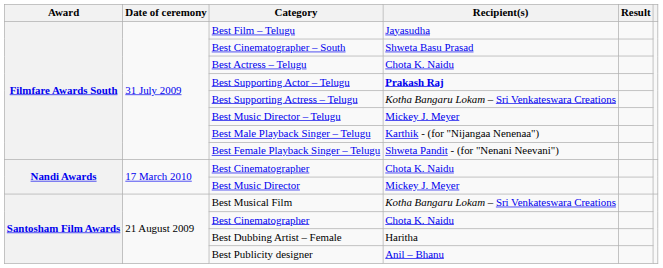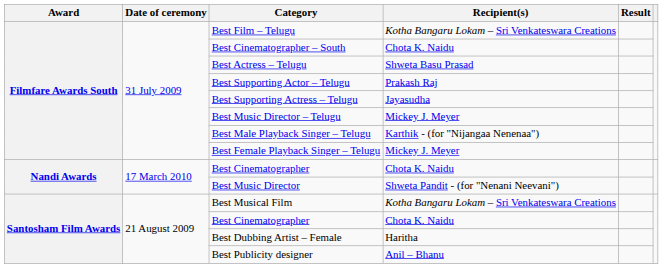(408, 30) Jayasudha -> (501, 30) Kotha Bangaru Lokam – Sri Venkateswara Creations
(429, 47) Shweta Basu Prasad -> (420, 47) Chota K. Naidu
(420, 64) Chota K. Naidu -> (429, 64) Shweta Basu Prasad
(414, 82) bold -> (411, 82) normal
(501, 99) Kotha Bangaru Lokam – Sri Venkateswara Creations -> (408, 99) Jayasudha
(472, 151) Shweta Pandit - (for "Nenani Neevani") -> (422, 151) Mickey J. Meyer
(422, 185) Mickey J. Meyer -> (472, 185) Shweta Pandit - (for "Nenani Neevani")
